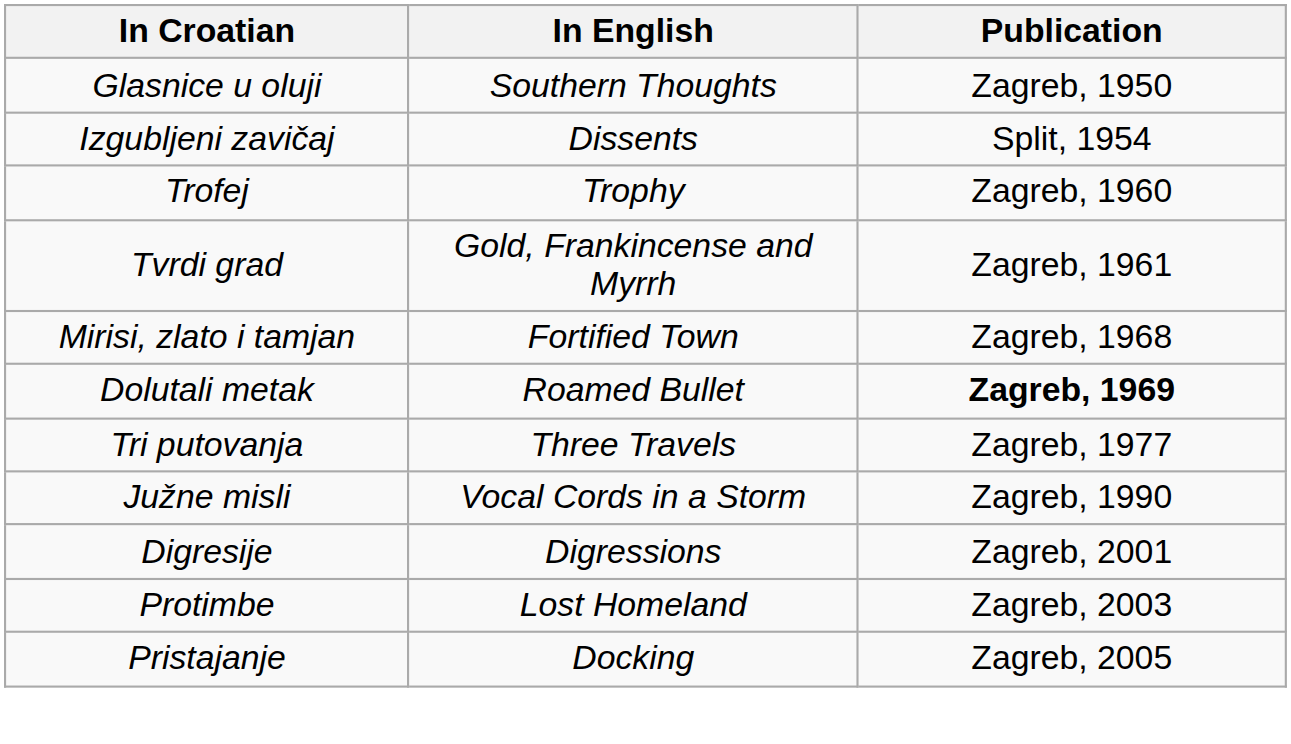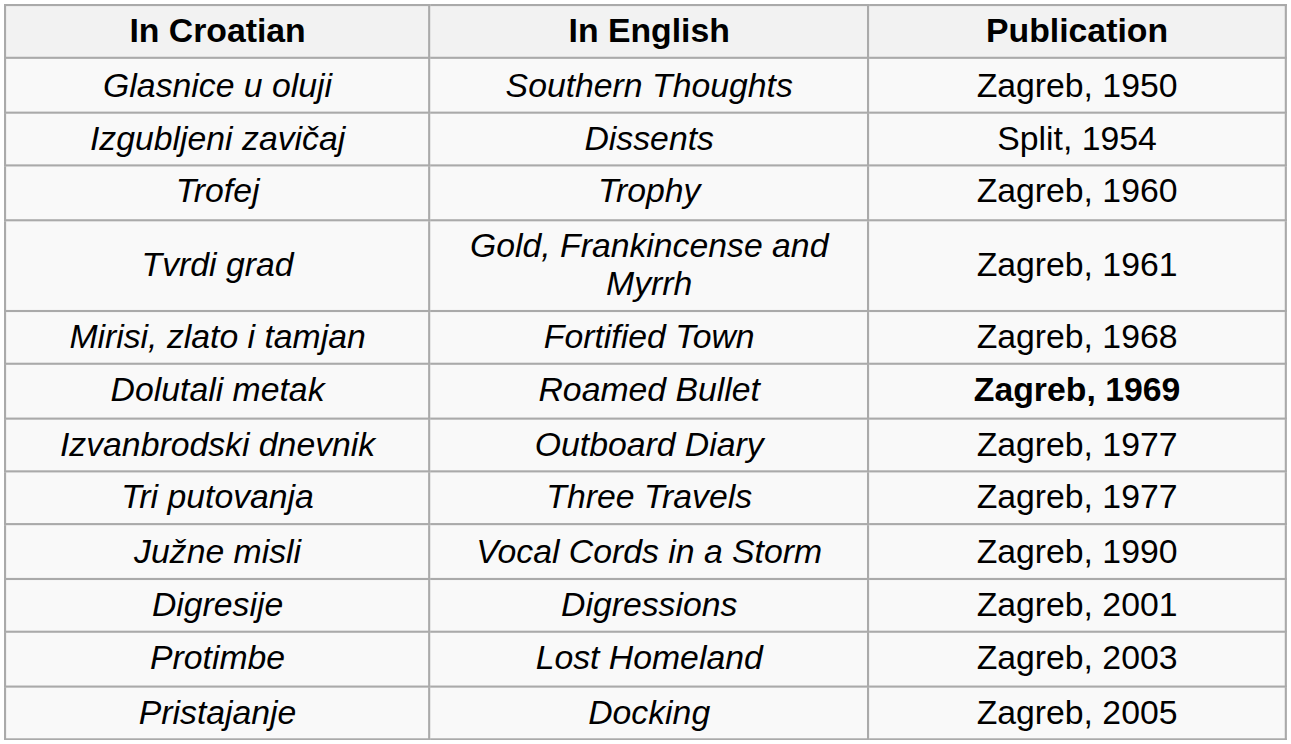+ row: (218, 444)
